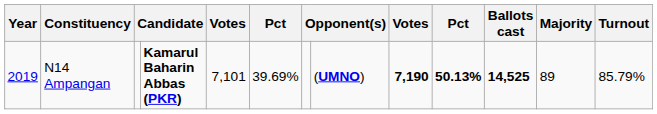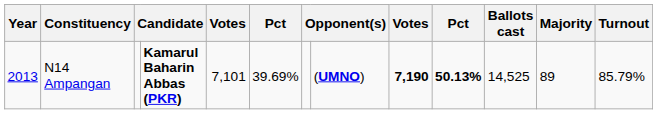(23, 75) 2019 -> (23, 75) 2013
(509, 75) bold -> (509, 75) normal
